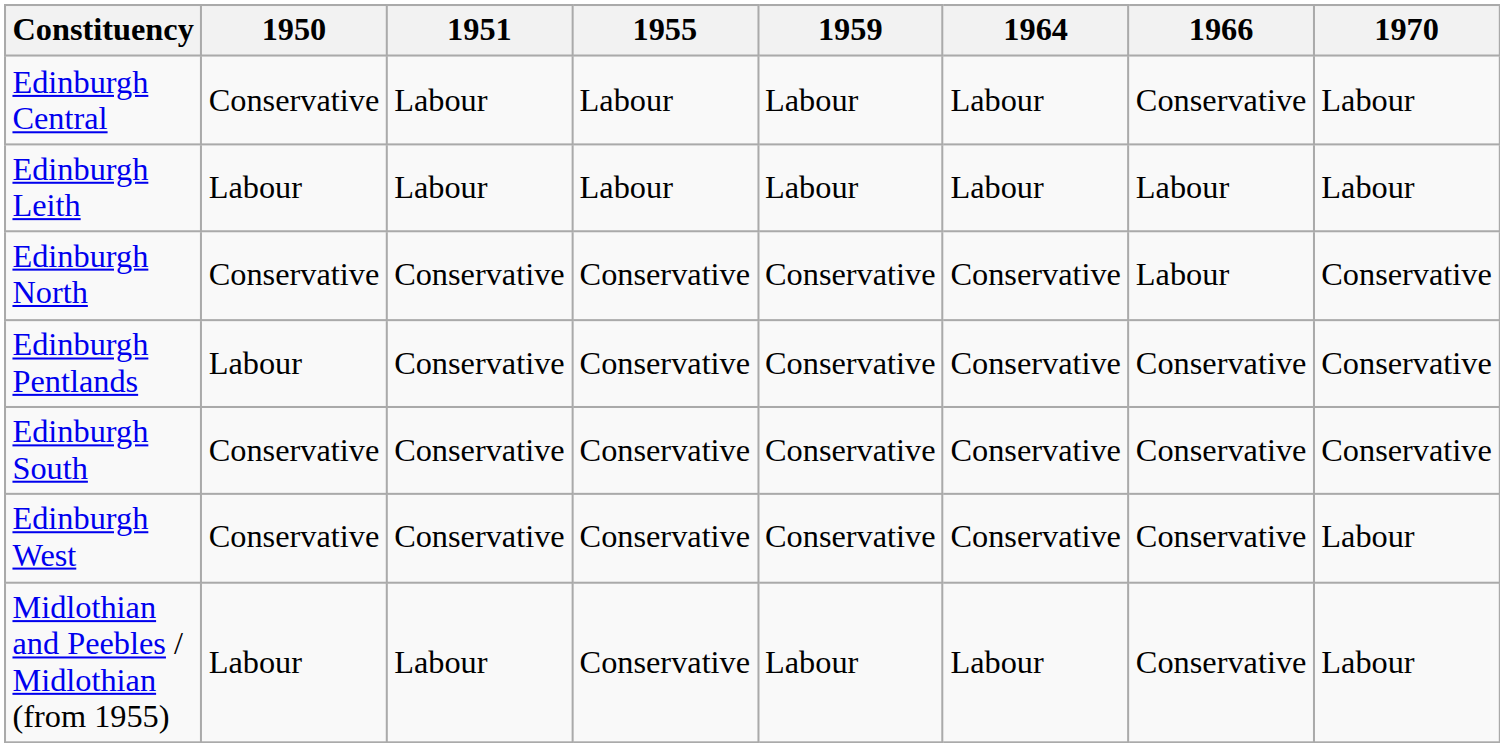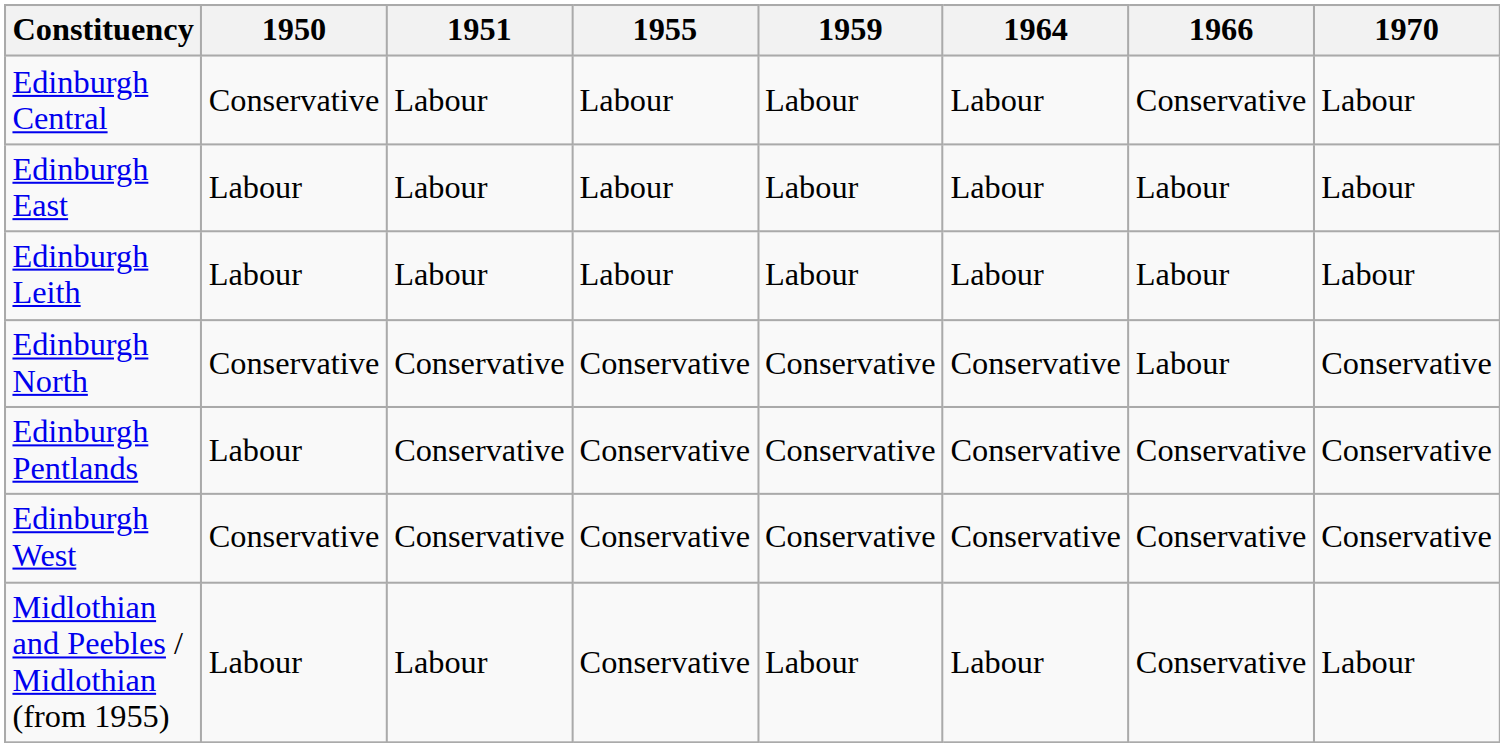+ row: (80, 187)
- row: (80, 450)
(1368, 537) Labour -> (1407, 537) Conservative
